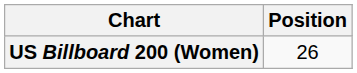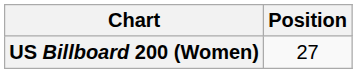(308, 52) 26 -> (308, 52) 27
